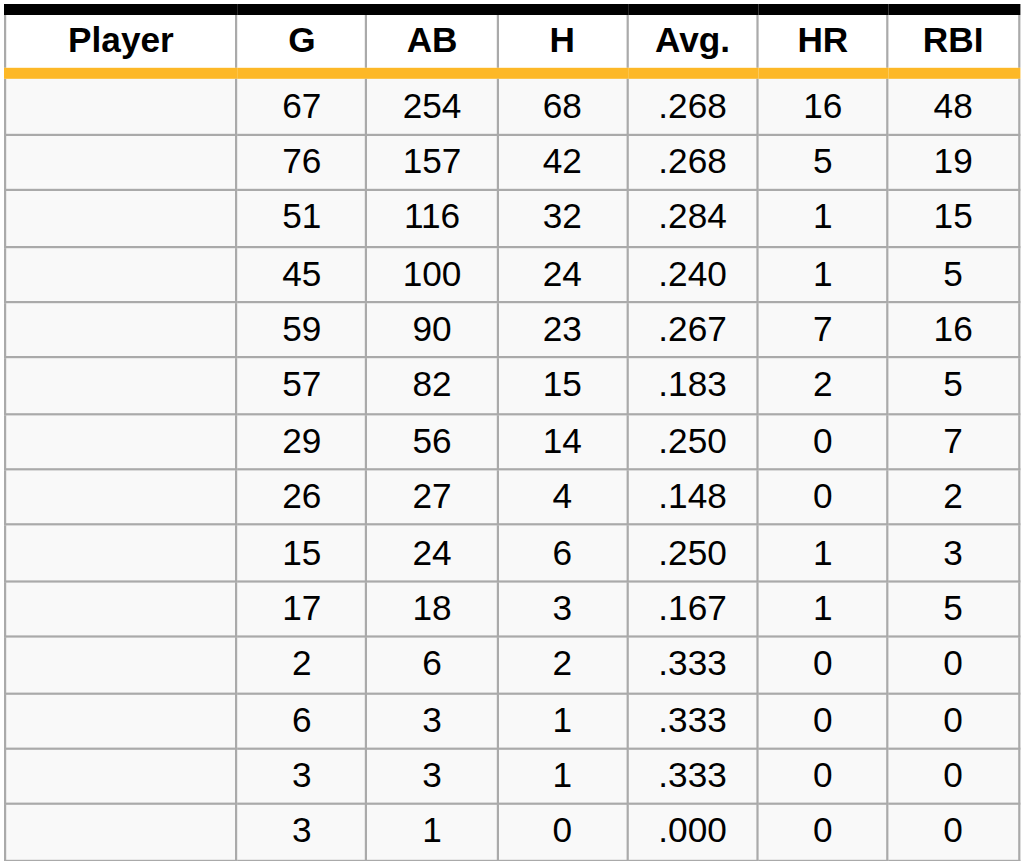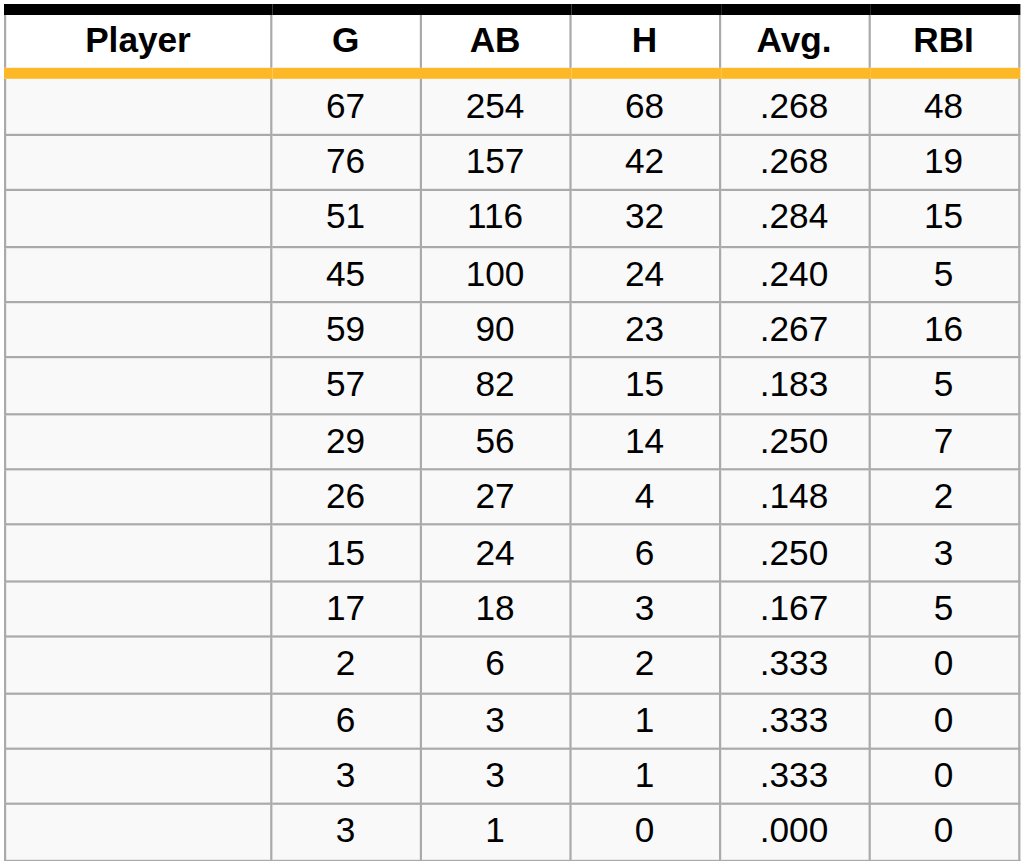- column: (823, 41)
